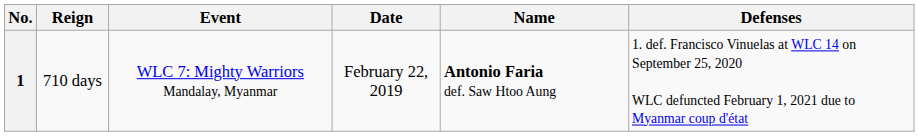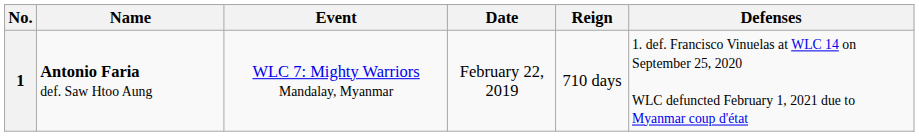columns swapped: (534, 17) <-> (72, 17)
